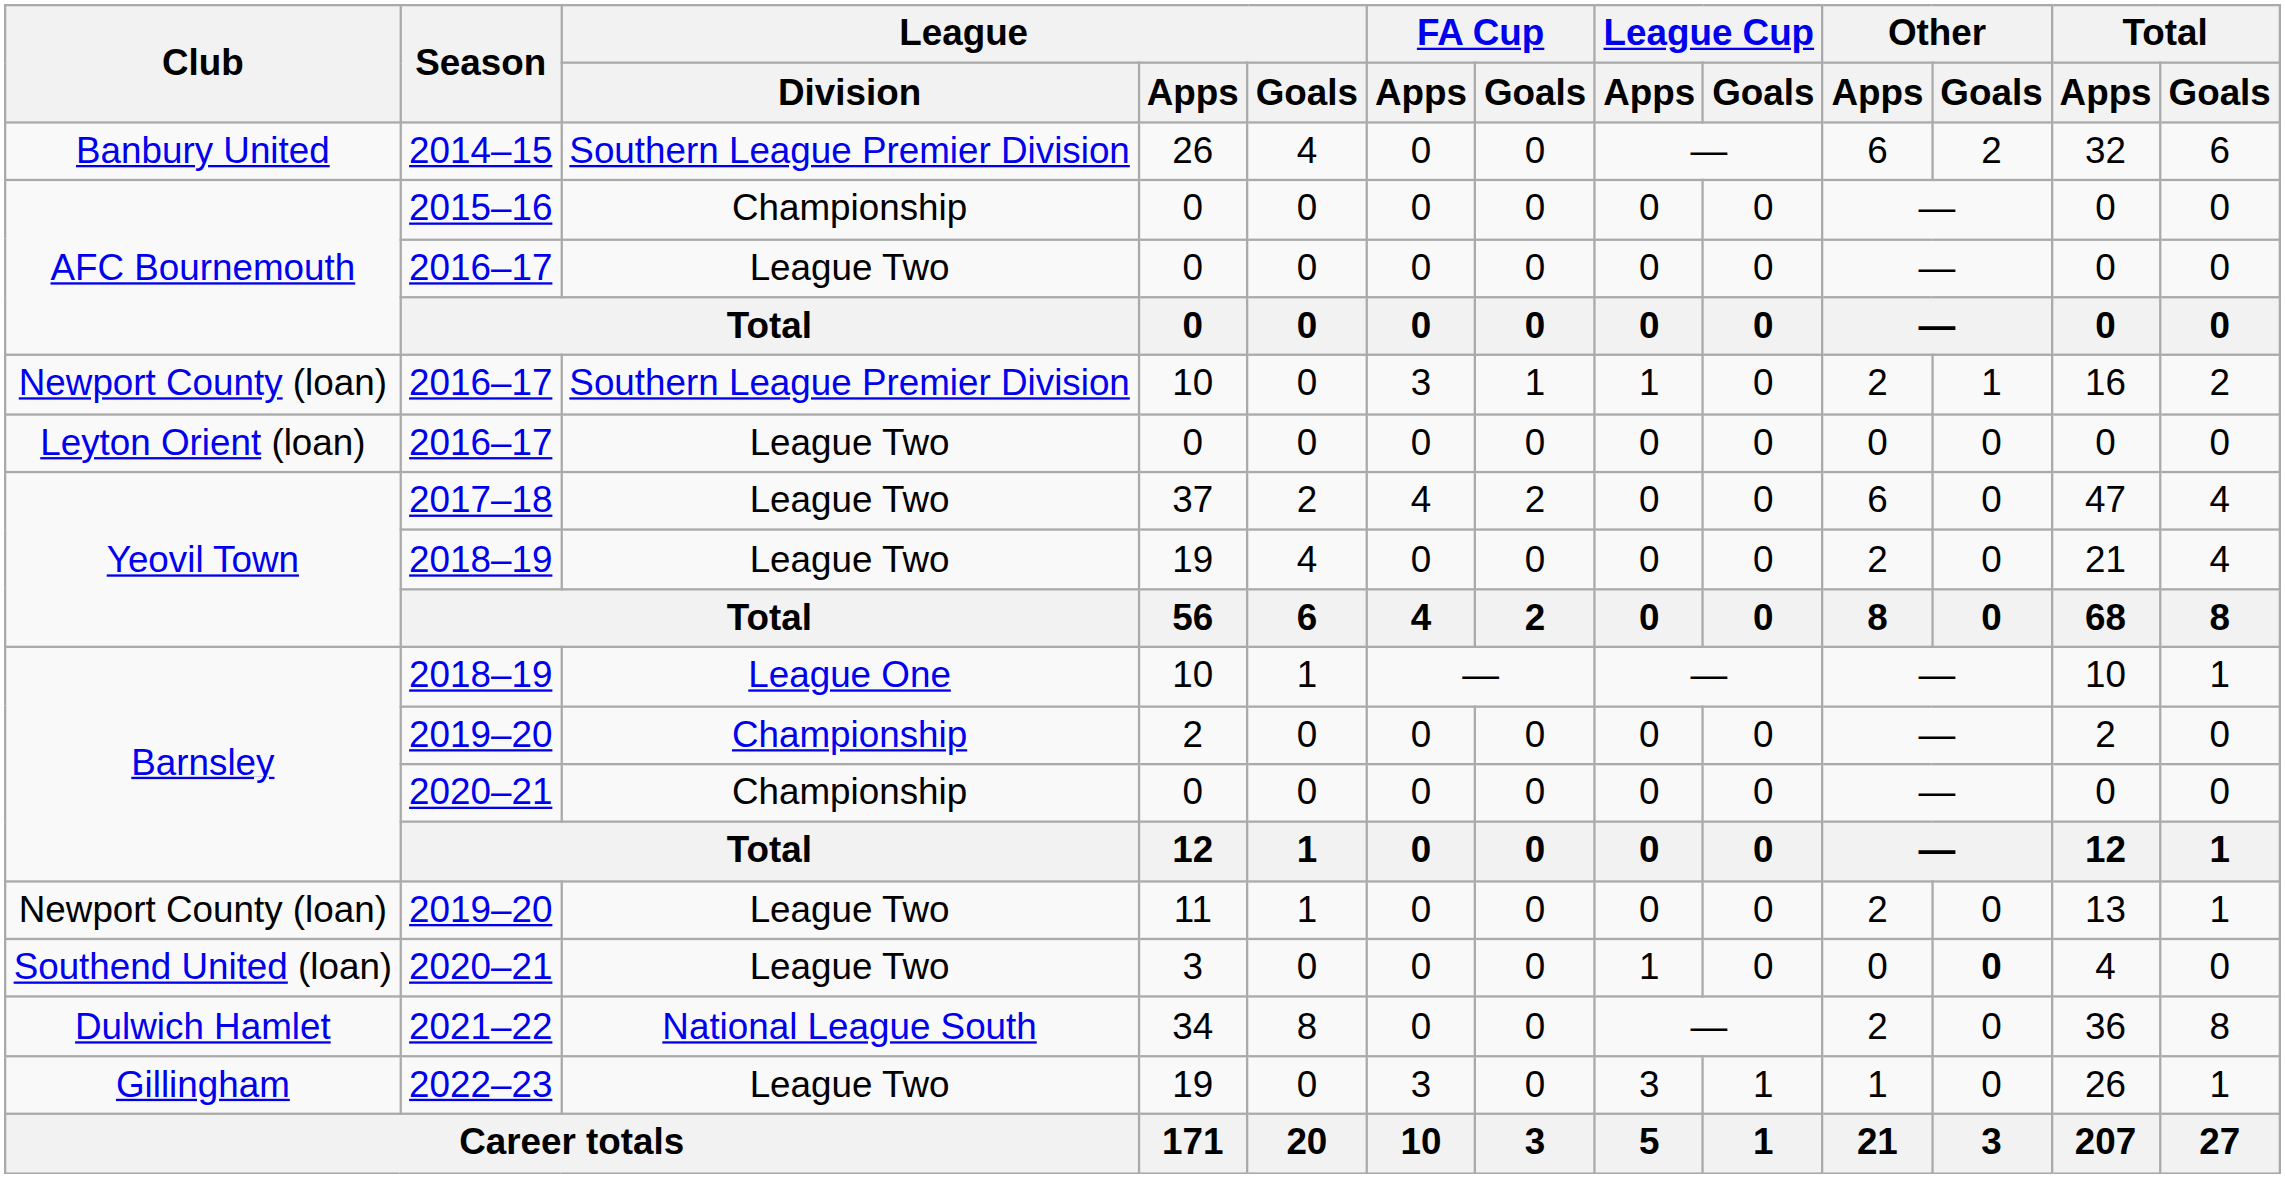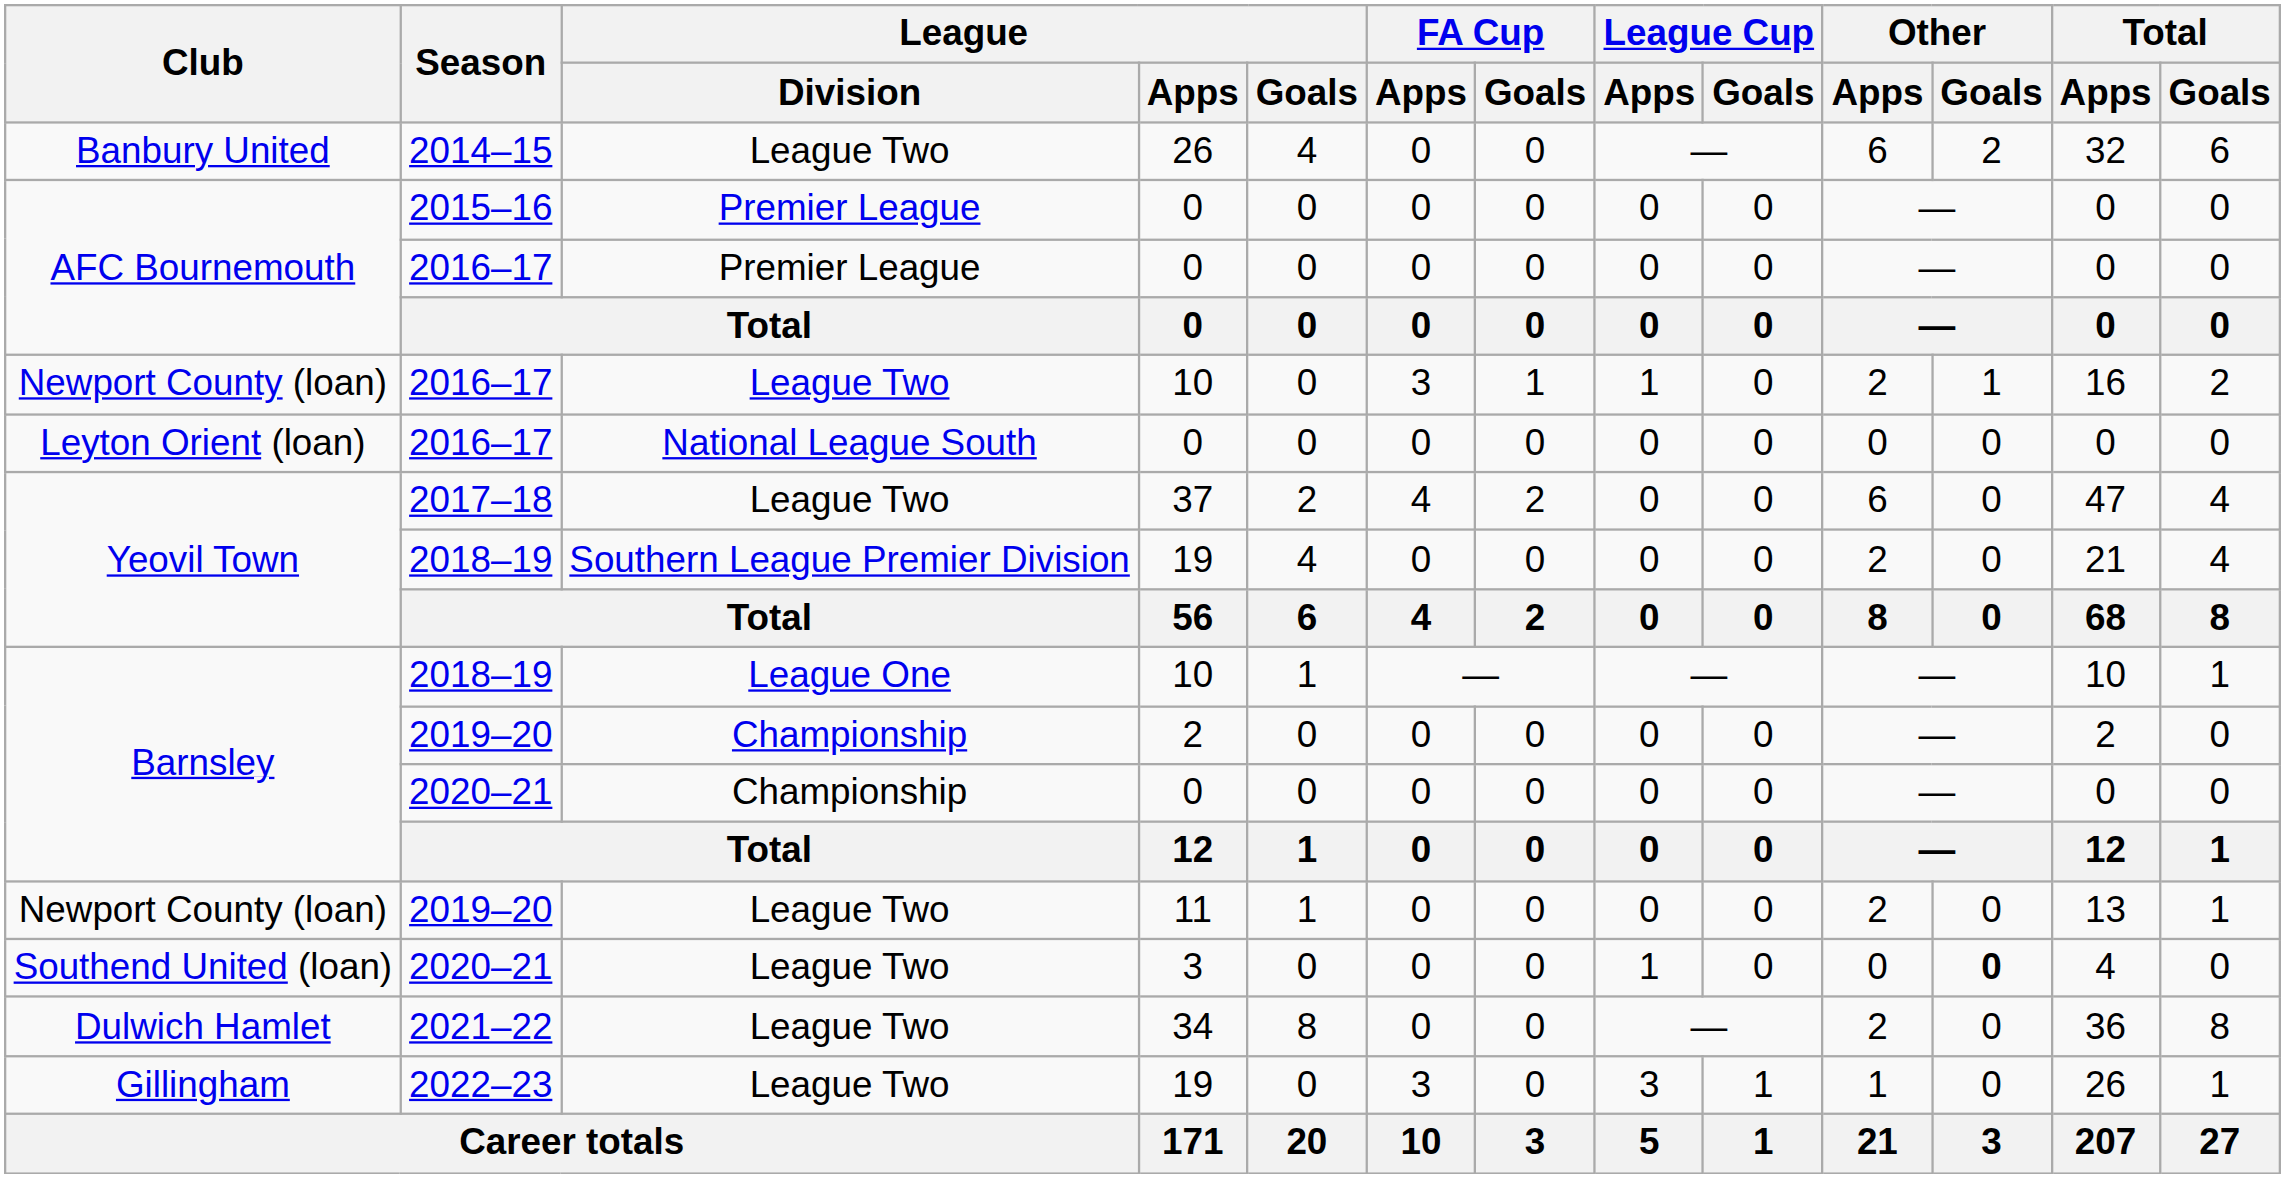(850, 150) Southern League Premier Division -> (850, 150) League Two
(850, 208) Championship -> (850, 208) Premier League
(850, 267) League Two -> (850, 267) Premier League
(850, 383) Southern League Premier Division -> (850, 383) League Two
(850, 442) League Two -> (850, 442) National League South
(850, 558) League Two -> (850, 558) Southern League Premier Division
(850, 1025) National League South -> (850, 1025) League Two
